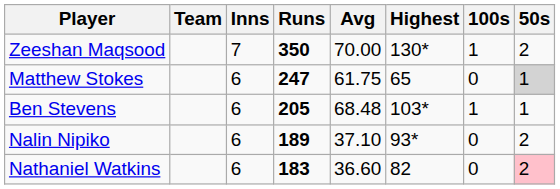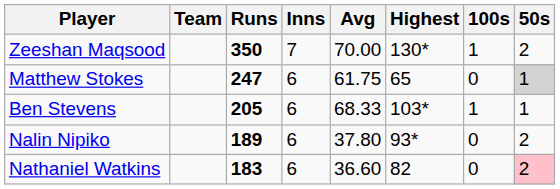columns swapped: (302, 19) <-> (250, 19)
(358, 109) 68.48 -> (358, 109) 68.33
(358, 139) 37.10 -> (358, 139) 37.80
